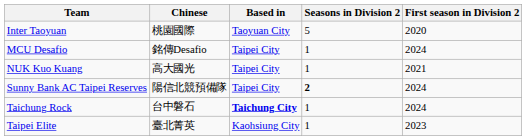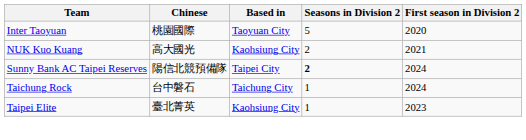- row: (37, 50)
(256, 69) Taipei City -> (266, 50) Kaohsiung City
(307, 69) 1 -> (307, 50) 2
(264, 107) bold -> (262, 88) normal
